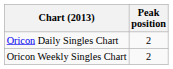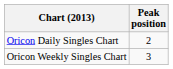(149, 56) 2 -> (149, 56) 3
